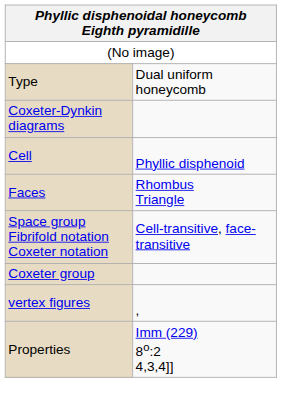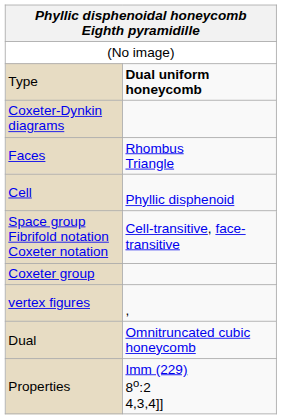(174, 81) normal -> (167, 81) bold
rows swapped: (20, 155) <-> (27, 192)
+ row: (22, 340)
